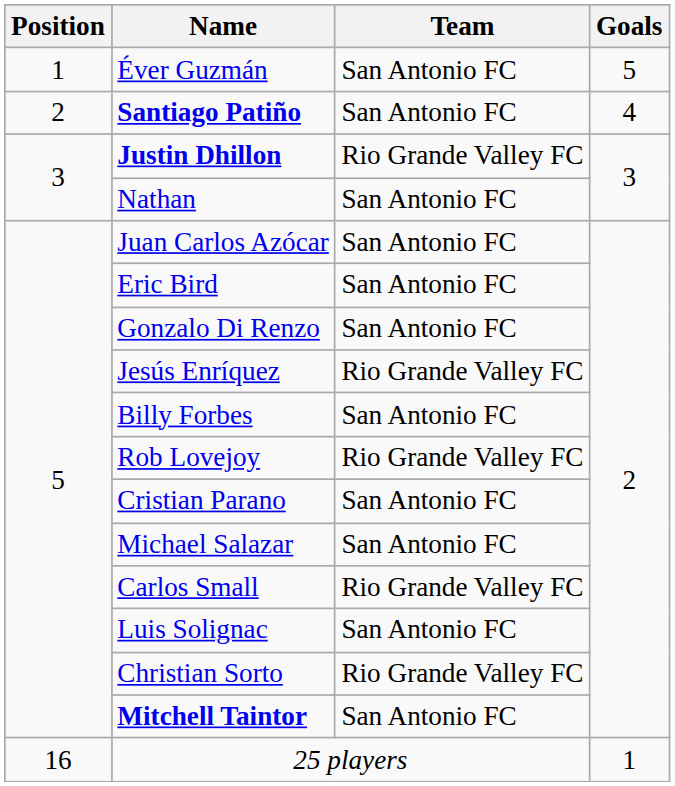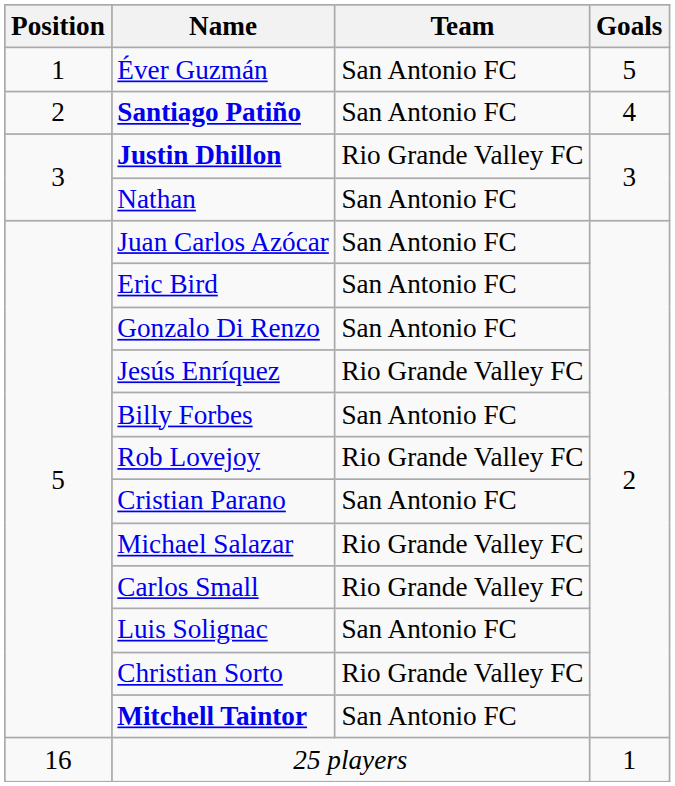(429, 543) San Antonio FC -> (462, 543) Rio Grande Valley FC
